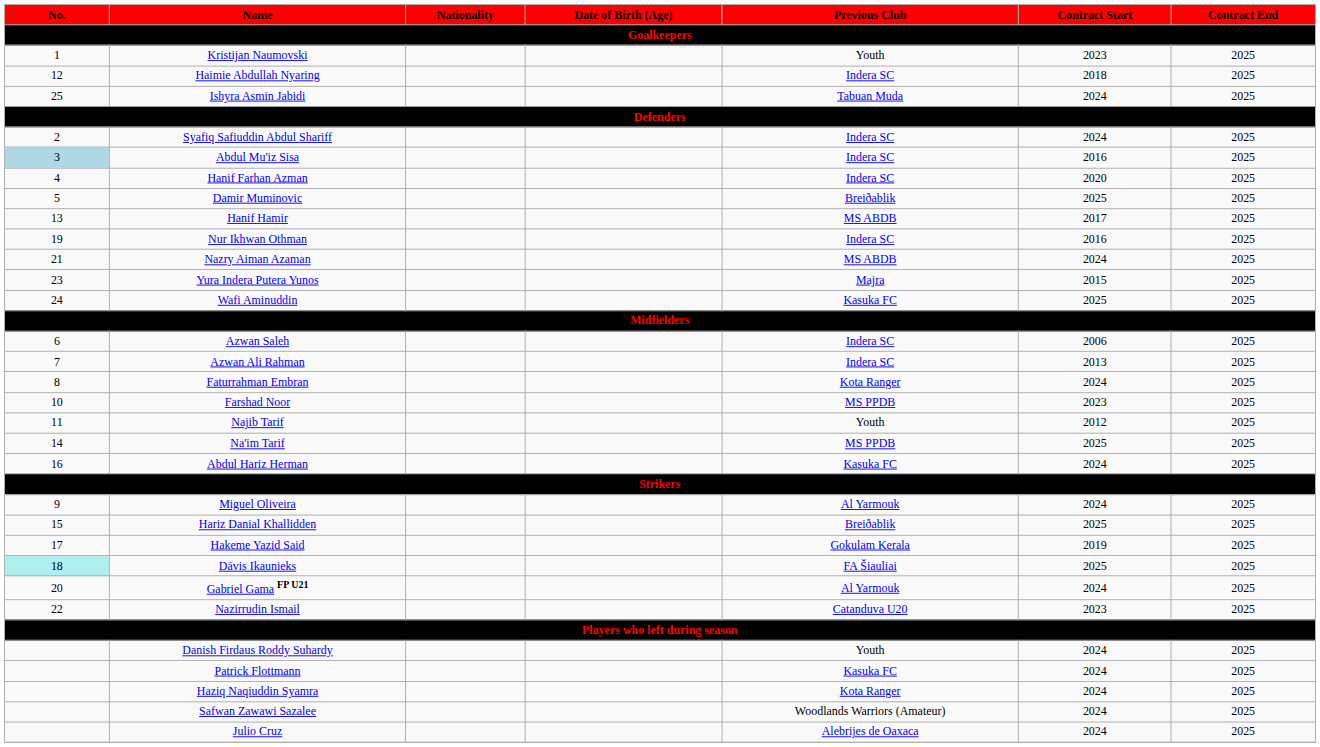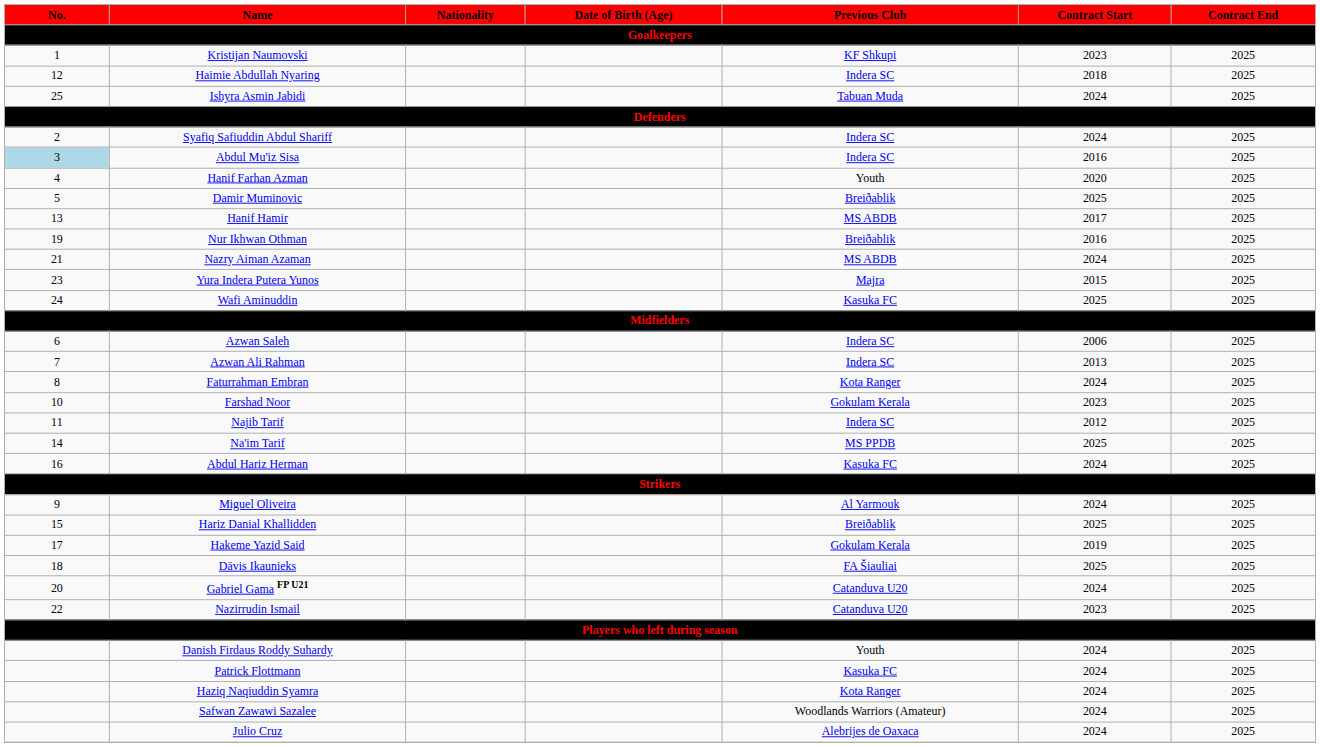(870, 55) Youth -> (870, 55) KF Shkupi
(870, 178) Indera SC -> (870, 178) Youth
(870, 239) Indera SC -> (870, 239) Breiðablik
(870, 402) MS PPDB -> (870, 402) Gokulam Kerala
(870, 422) Youth -> (870, 422) Indera SC
(57, 565) paleturquoise background -> (57, 565) no background
(870, 587) Al Yarmouk -> (870, 587) Catanduva U20
